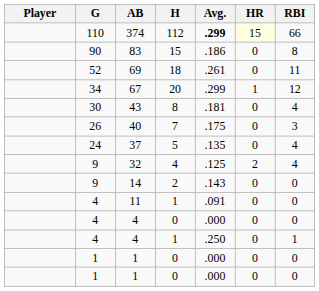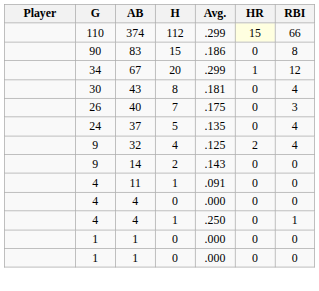(215, 32) bold -> (215, 32) normal
- row: (135, 70)
